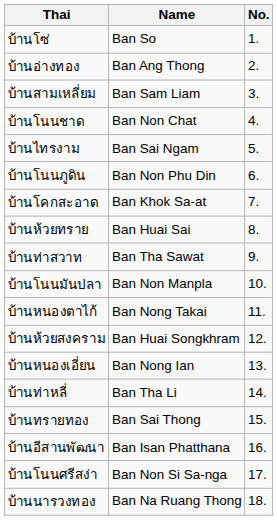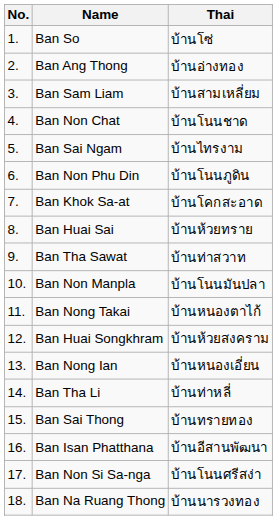columns swapped: (259, 15) <-> (57, 15)
